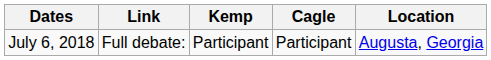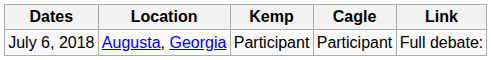columns swapped: (421, 17) <-> (144, 17)
